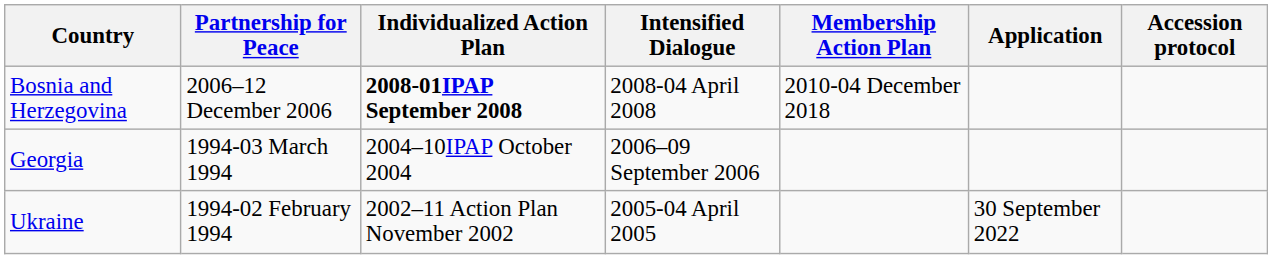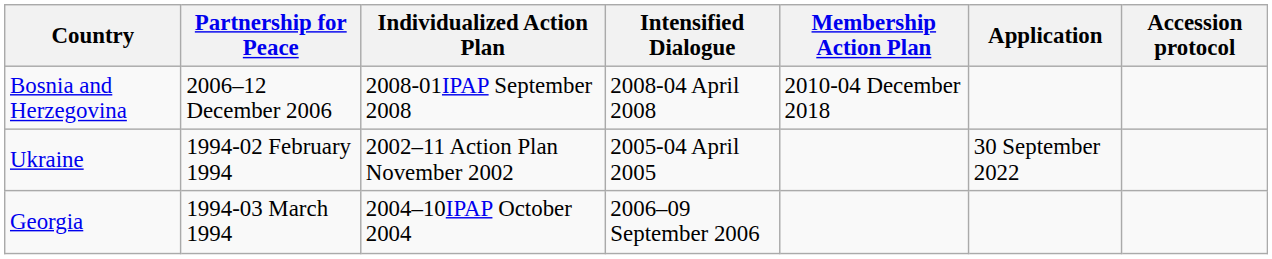(444, 97) bold -> (479, 97) normal
rows swapped: (47, 159) <-> (47, 221)
